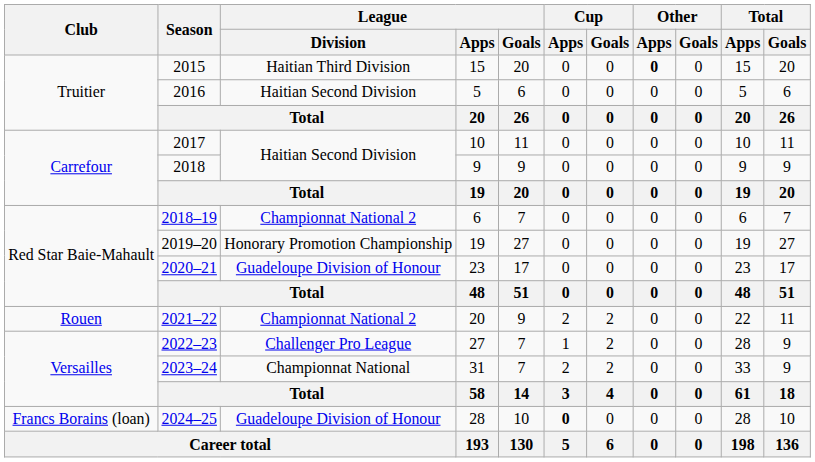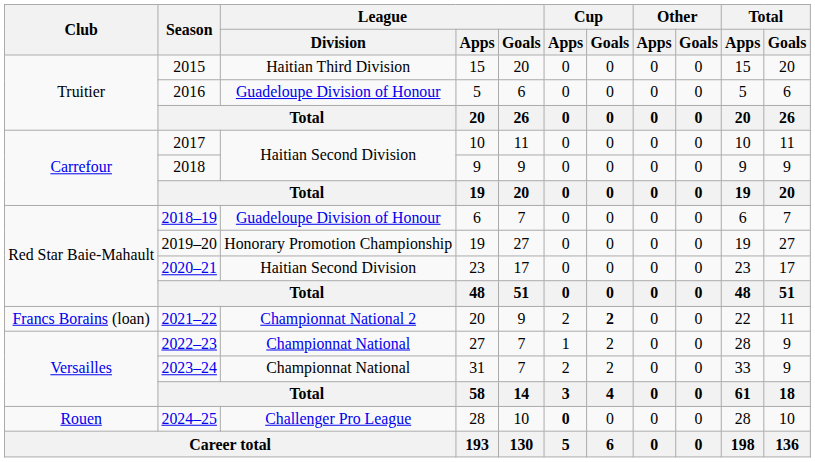(654, 67) bold -> (654, 67) normal
(338, 92) Haitian Second Division -> (338, 92) Guadeloupe Division of Honour
(338, 218) Championnat National 2 -> (338, 218) Guadeloupe Division of Honour
(338, 268) Guadeloupe Division of Honour -> (338, 268) Haitian Second Division
(81, 318) Rouen -> (81, 318) Francs Borains (loan)
(610, 318) normal -> (610, 318) bold
(338, 343) Challenger Pro League -> (338, 343) Championnat National
(81, 419) Francs Borains (loan) -> (81, 419) Rouen
(338, 419) Guadeloupe Division of Honour -> (338, 419) Challenger Pro League
